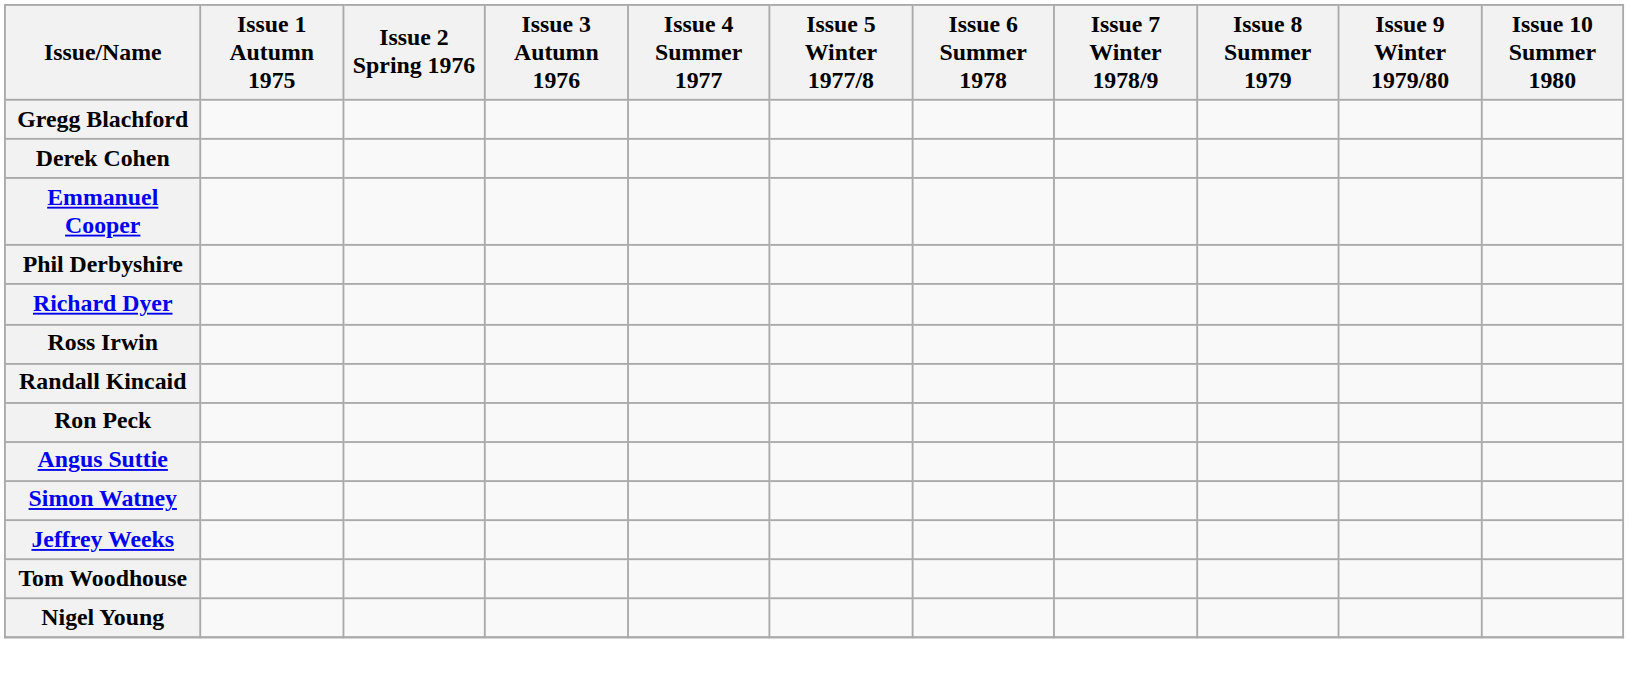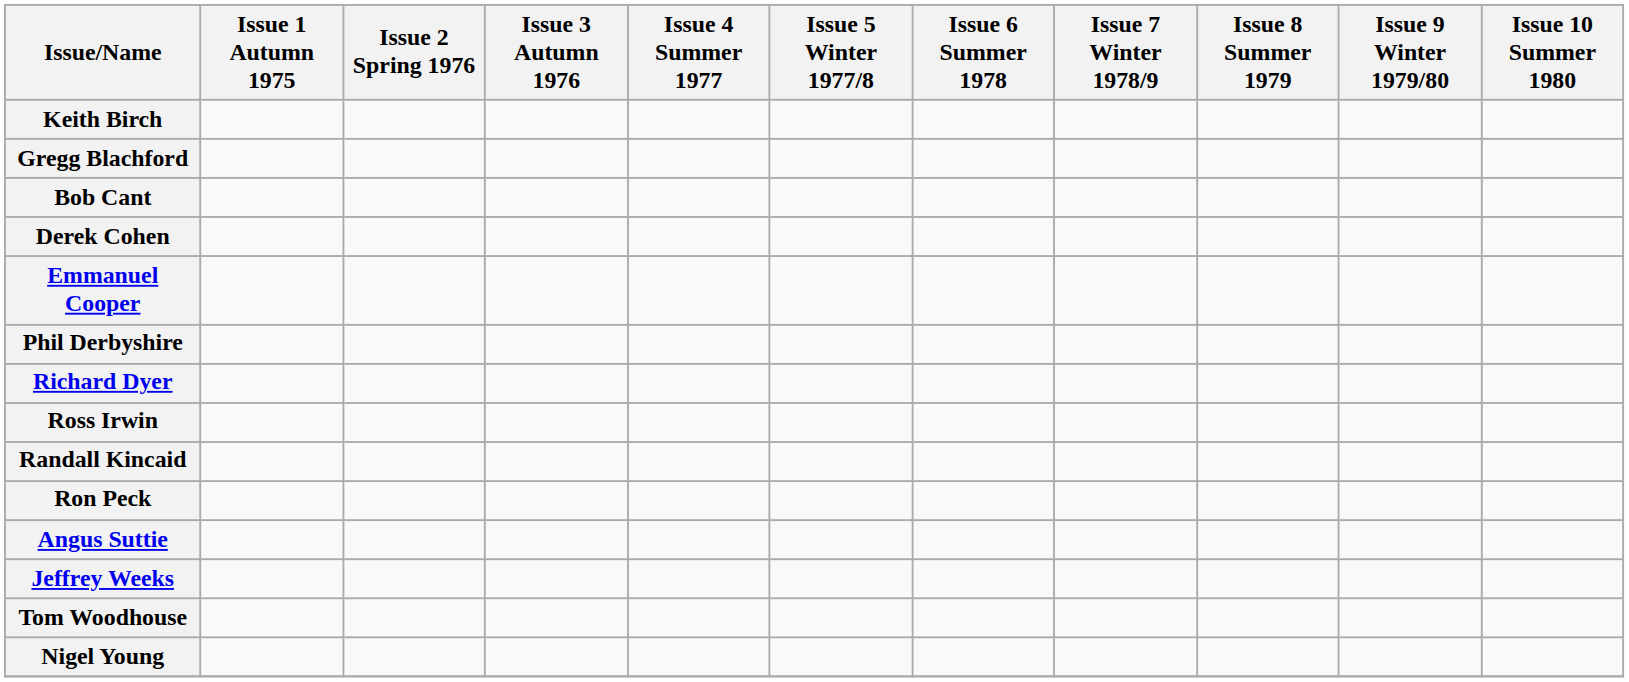+ row: (103, 118)
+ row: (103, 197)
- row: (103, 499)
